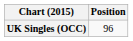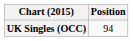(108, 28) 96 -> (108, 28) 94
